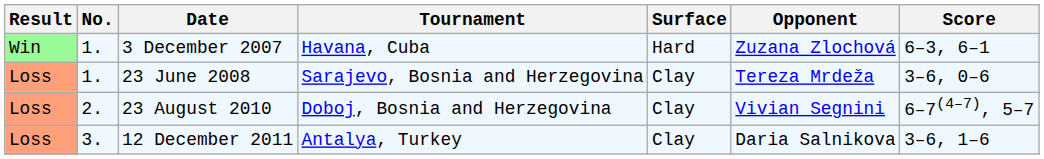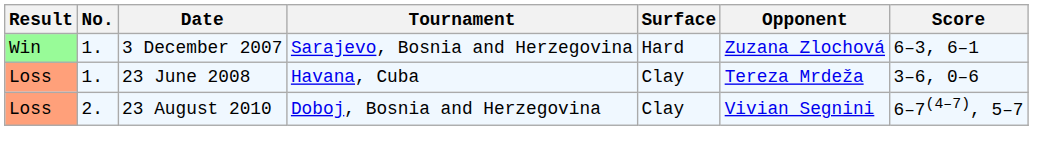(366, 48) Havana, Cuba -> (462, 48) Sarajevo, Bosnia and Herzegovina
(473, 77) Sarajevo, Bosnia and Herzegovina -> (355, 77) Havana, Cuba
- row: (208, 140)
